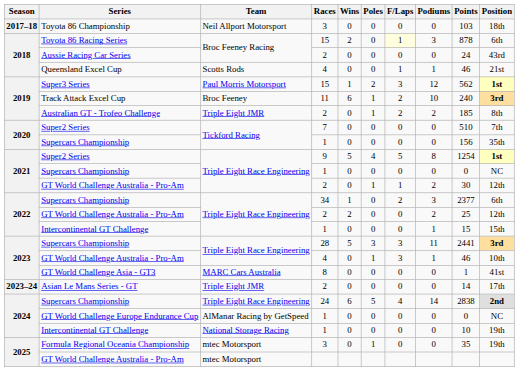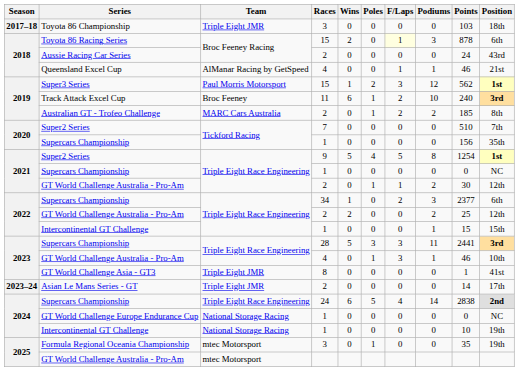(244, 26) Neil Allport Motorsport -> (233, 26) Triple Eight JMR
(223, 70) Scotts Rods -> (256, 70) AlManar Racing by GetSpeed
(233, 113) Triple Eight JMR -> (242, 113) MARC Cars Australia
(242, 272) MARC Cars Australia -> (233, 272) Triple Eight JMR
(256, 316) AlManar Racing by GetSpeed -> (246, 316) National Storage Racing
